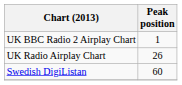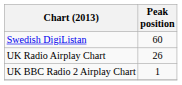rows swapped: (47, 71) <-> (71, 39)
